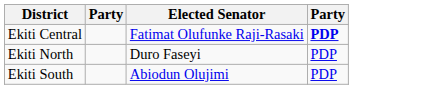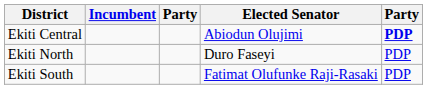+ column: (122, 14)
(217, 34) Fatimat Olufunke Raji-Rasaki -> (253, 34) Abiodun Olujimi
(179, 74) Abiodun Olujimi -> (291, 74) Fatimat Olufunke Raji-Rasaki
